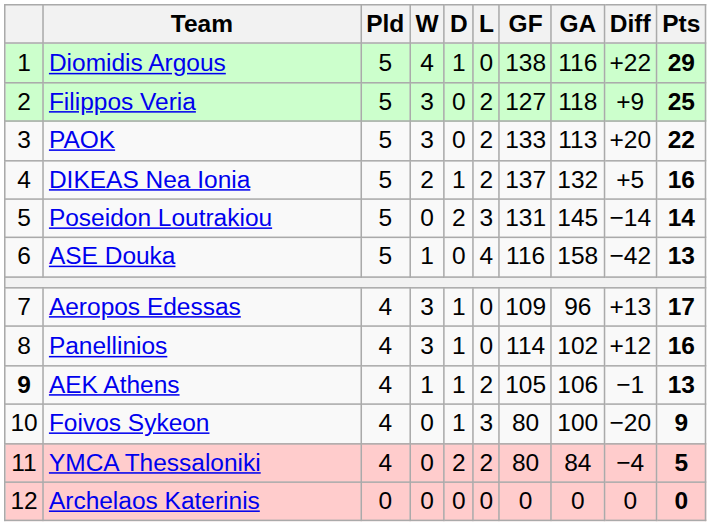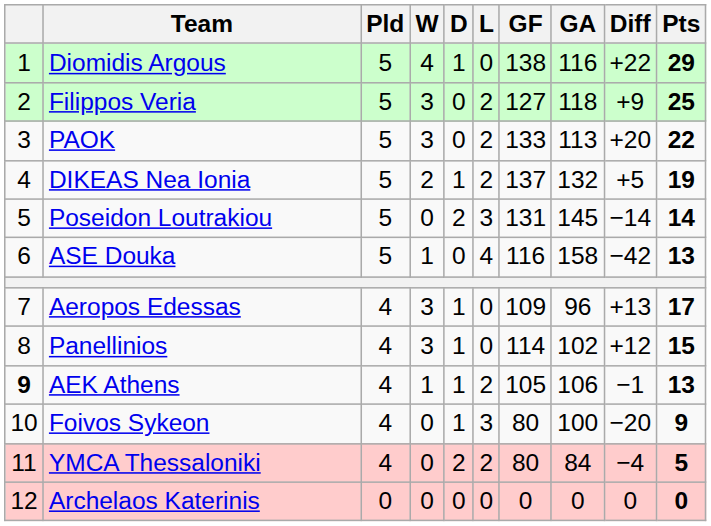(681, 179) 16 -> (681, 179) 19
(681, 345) 16 -> (681, 345) 15
